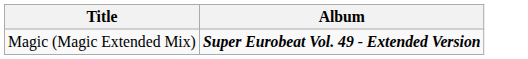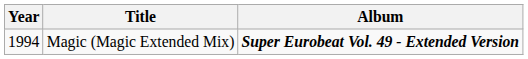+ column: (24, 16)
